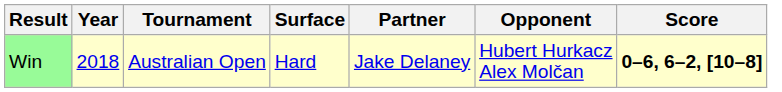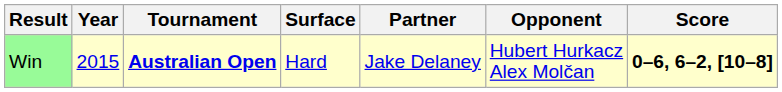(98, 60) 2018 -> (98, 60) 2015
(197, 60) normal -> (202, 60) bold
